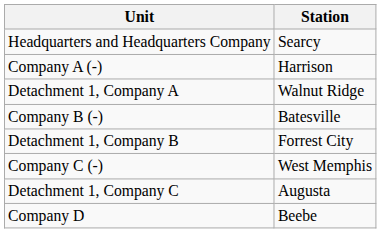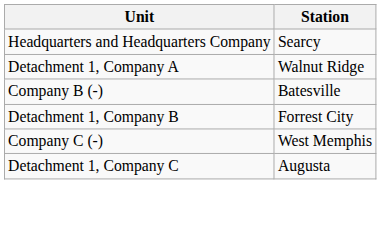- row: (55, 66)
- row: (46, 215)
